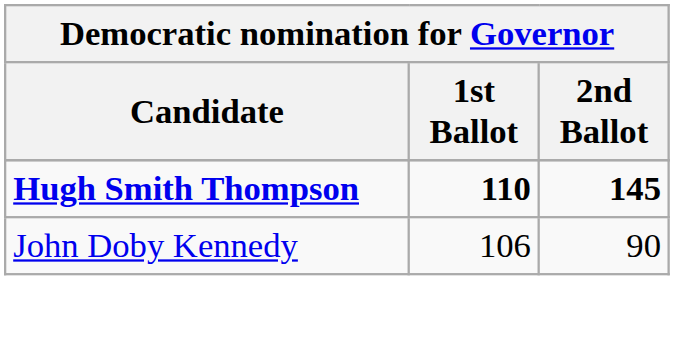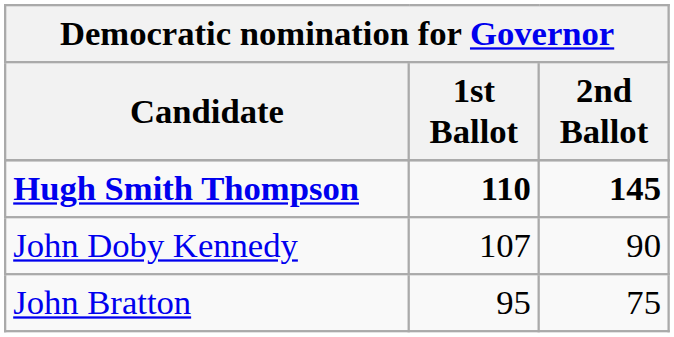(505, 245) 106 -> (505, 245) 107
+ row: (102, 302)
